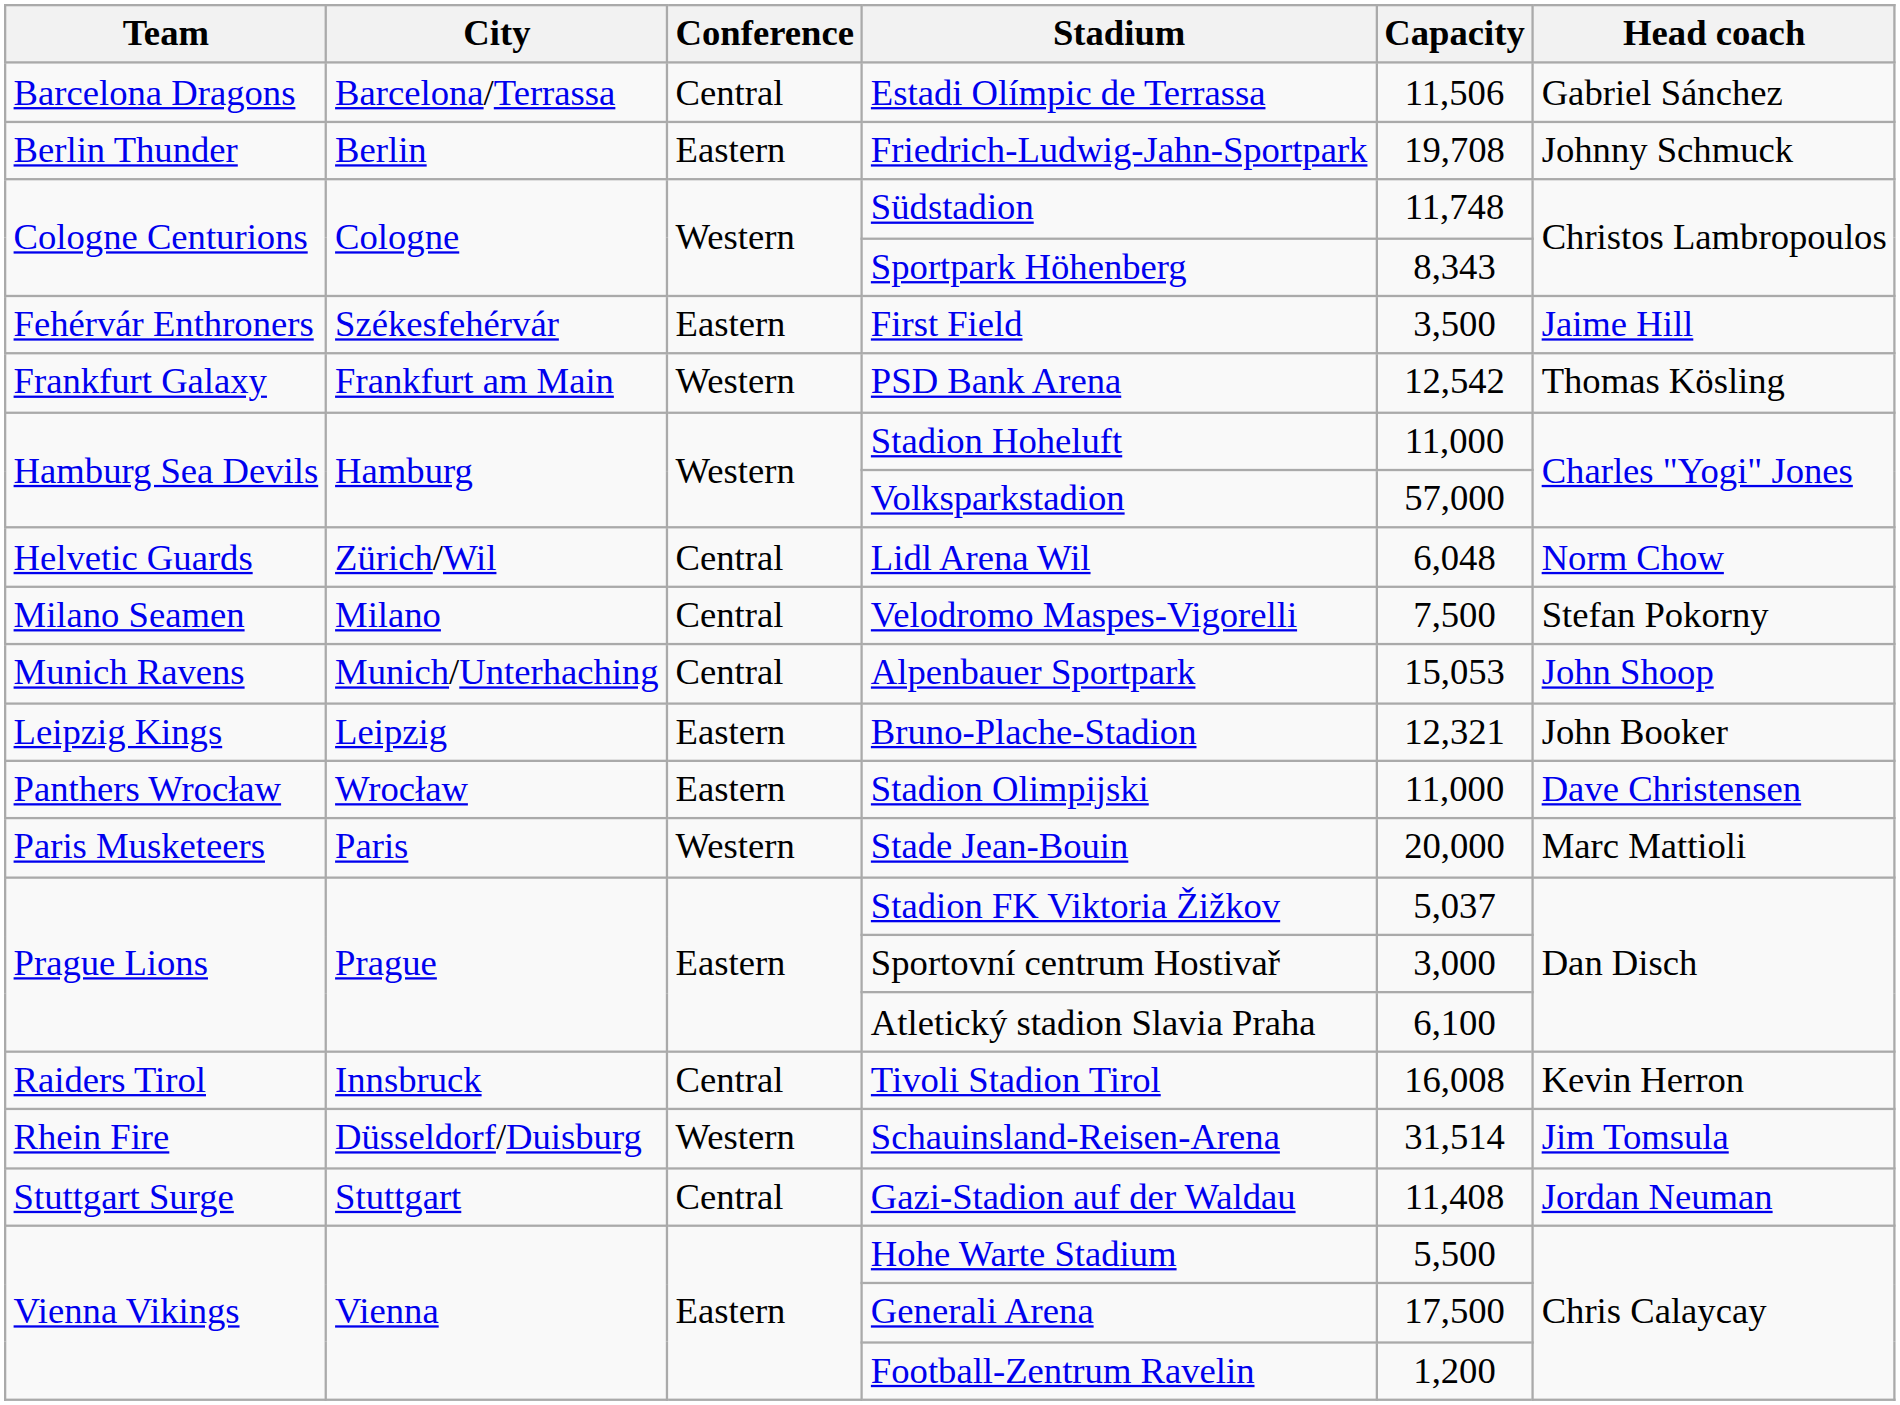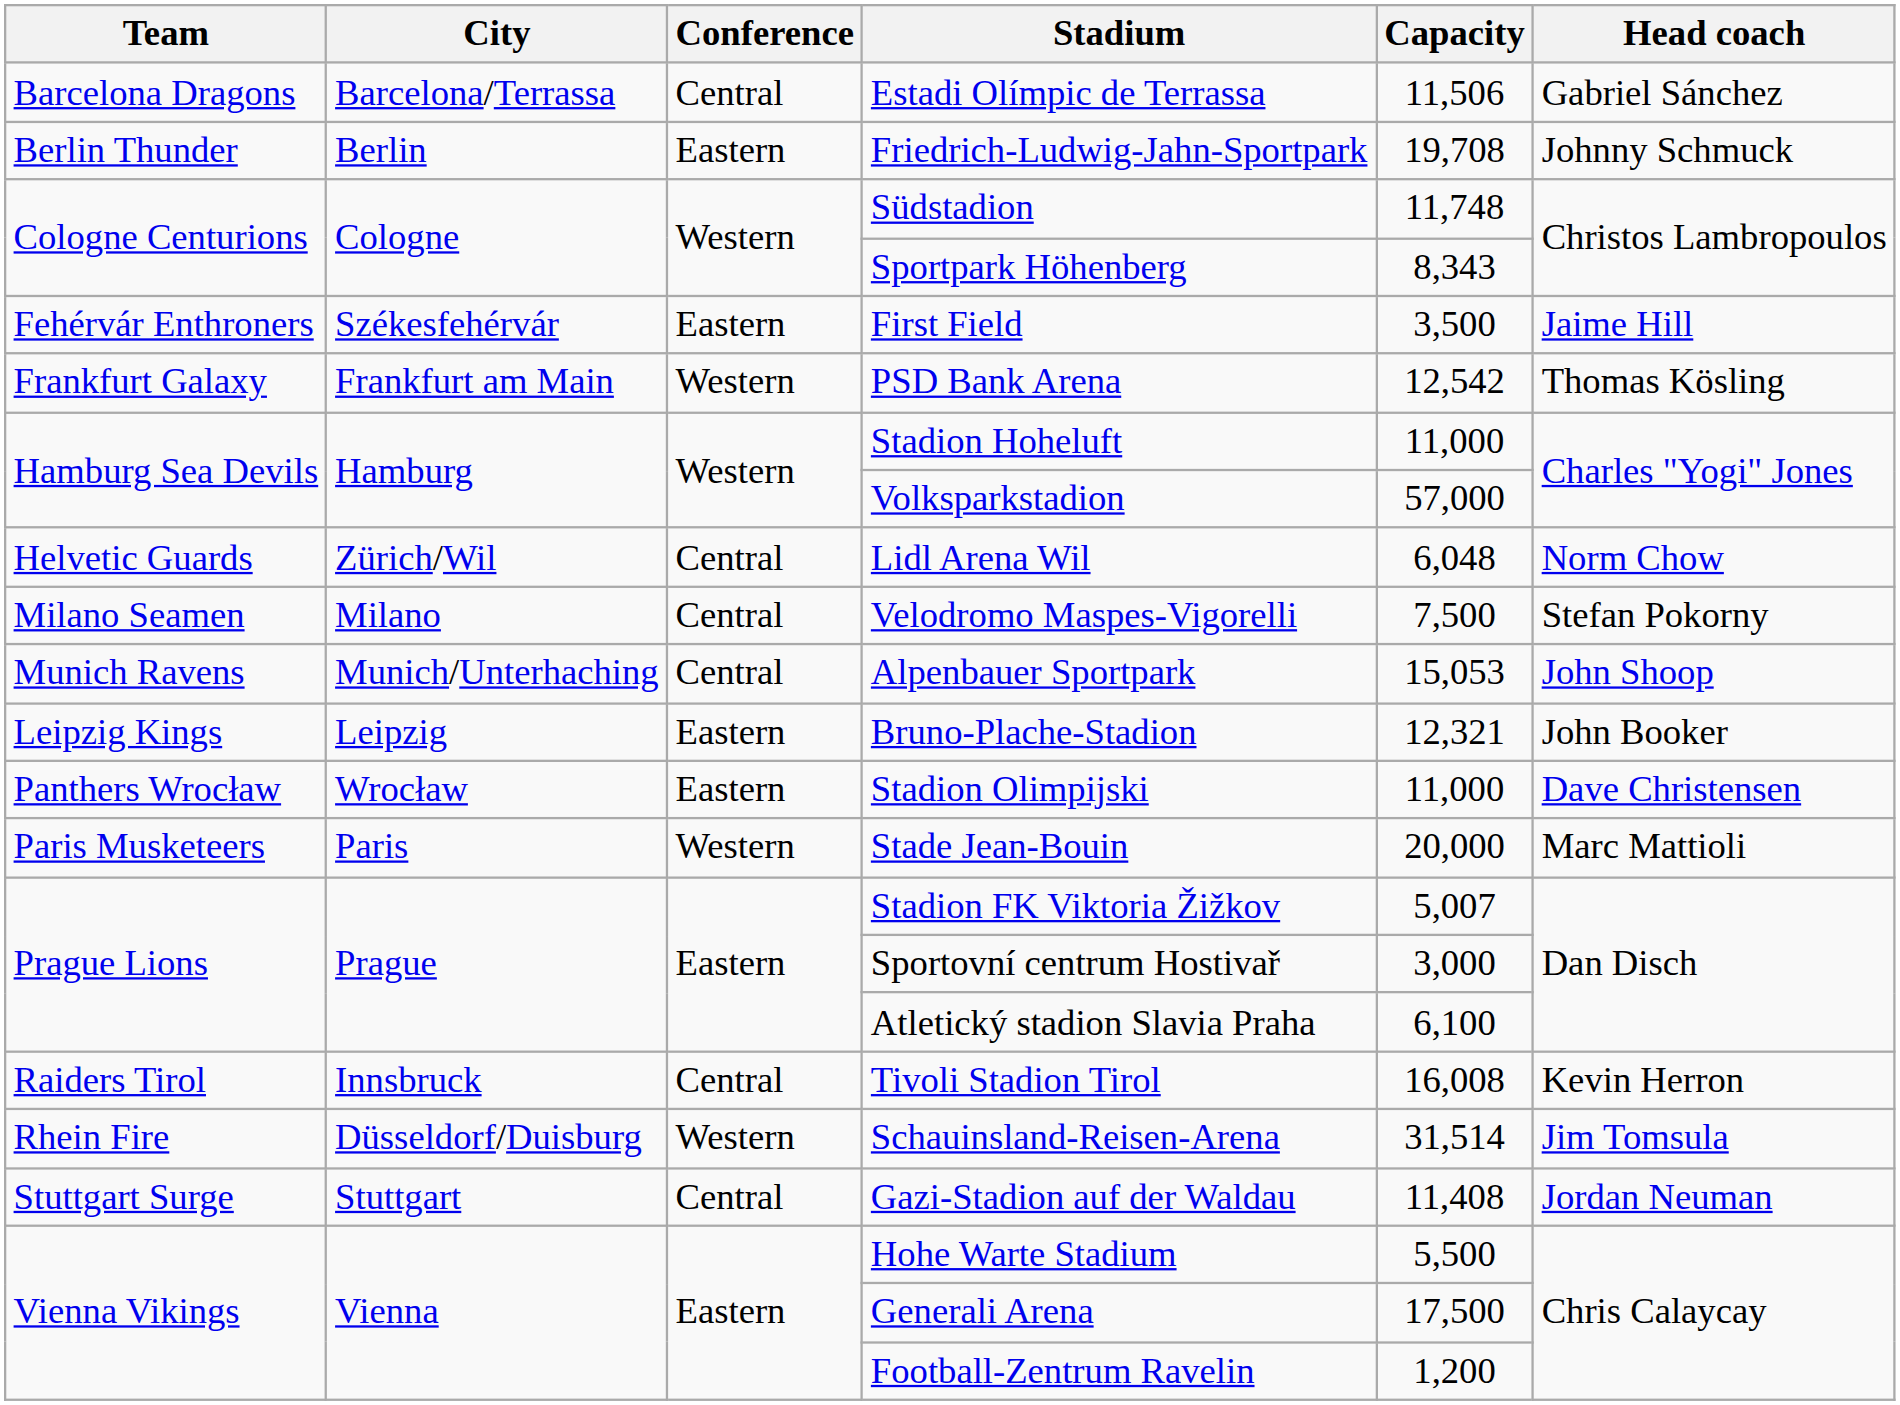(1455, 905) 5,037 -> (1455, 905) 5,007
